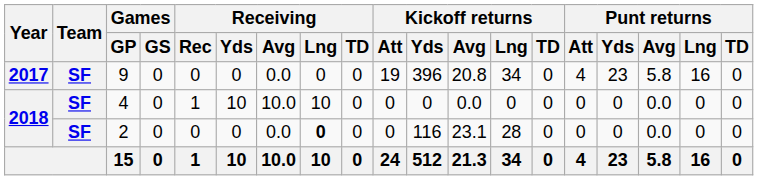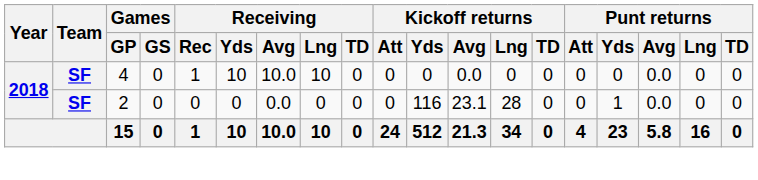- row: (124, 75)
(321, 132) bold -> (321, 103) normal
(618, 132) 0 -> (618, 103) 1
